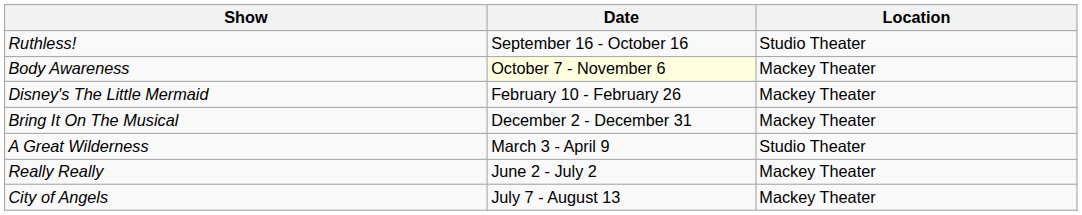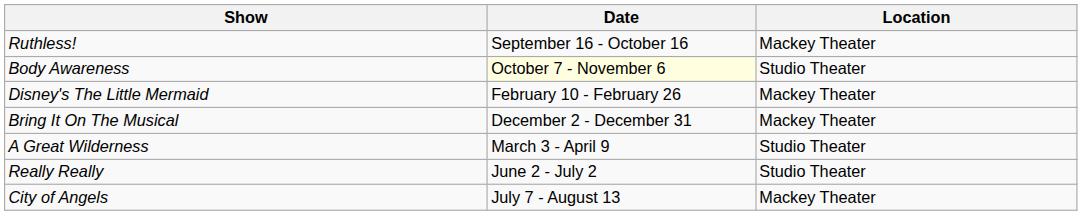(813, 44) Studio Theater -> (817, 44) Mackey Theater
(817, 69) Mackey Theater -> (813, 69) Studio Theater
(817, 172) Mackey Theater -> (813, 172) Studio Theater
